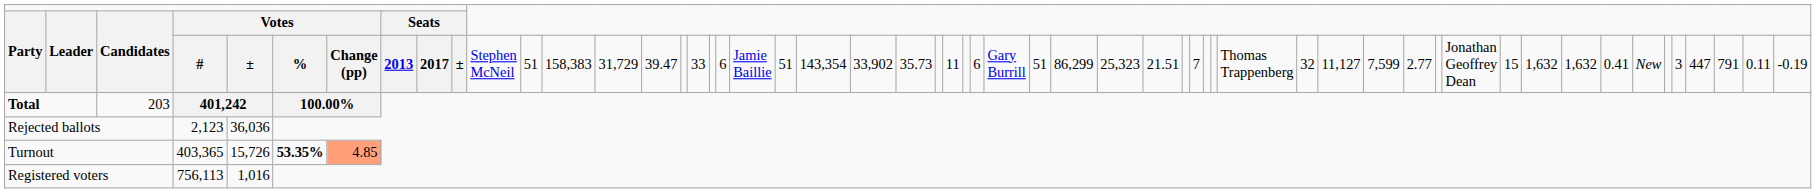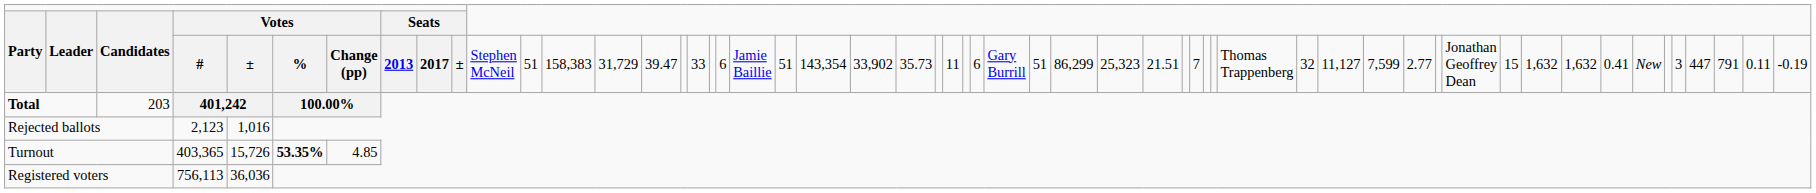(250, 128) 36,036 -> (254, 128) 1,016
(365, 151) lightsalmon background -> (365, 151) no background
(254, 175) 1,016 -> (250, 175) 36,036
